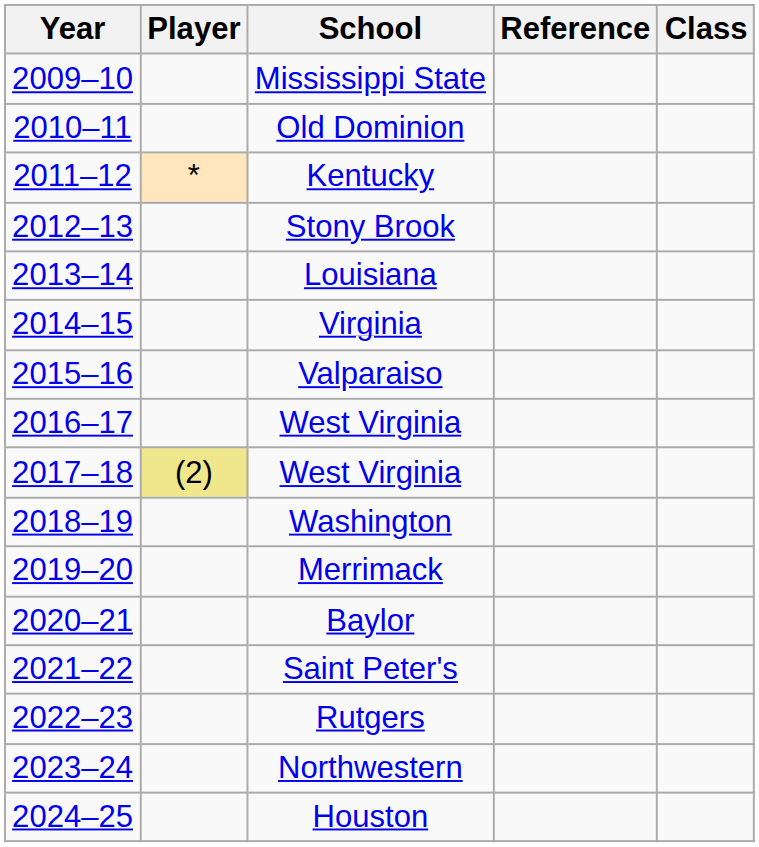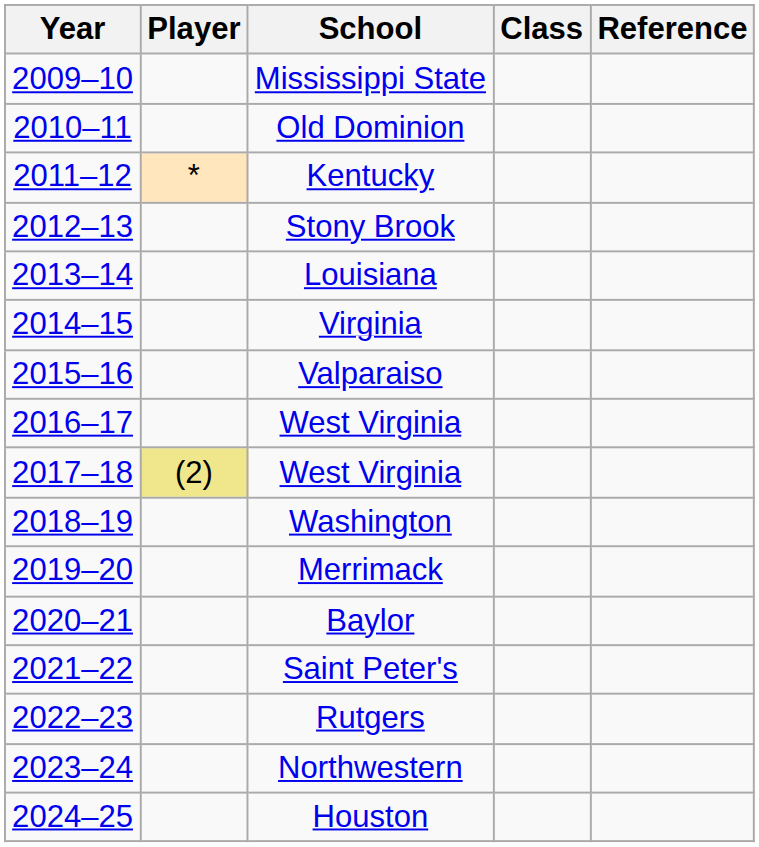columns swapped: (706, 29) <-> (575, 29)
